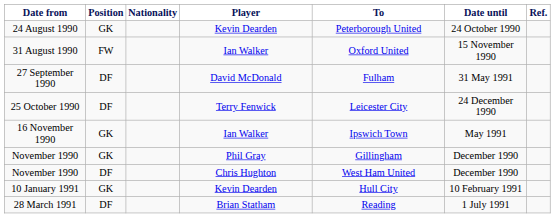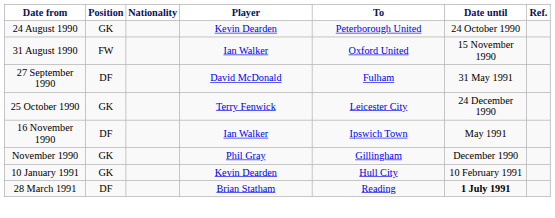(106, 106) DF -> (106, 106) GK
(106, 134) GK -> (106, 134) DF
- row: (45, 172)
(486, 204) normal -> (486, 188) bold
